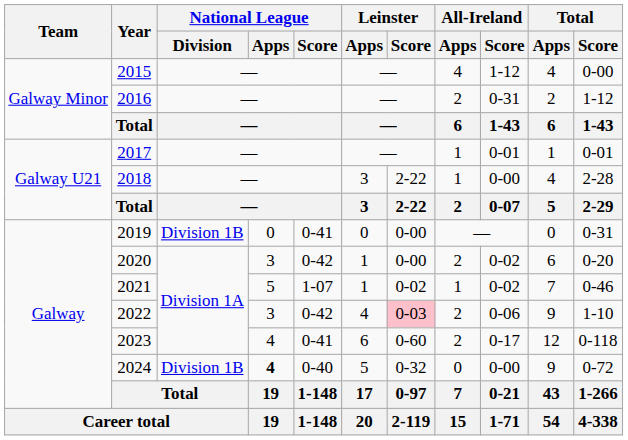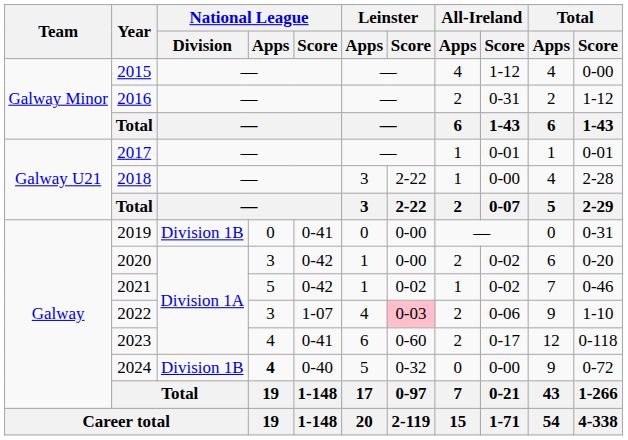(317, 286) 1-07 -> (317, 286) 0-42
(317, 313) 0-42 -> (317, 313) 1-07
